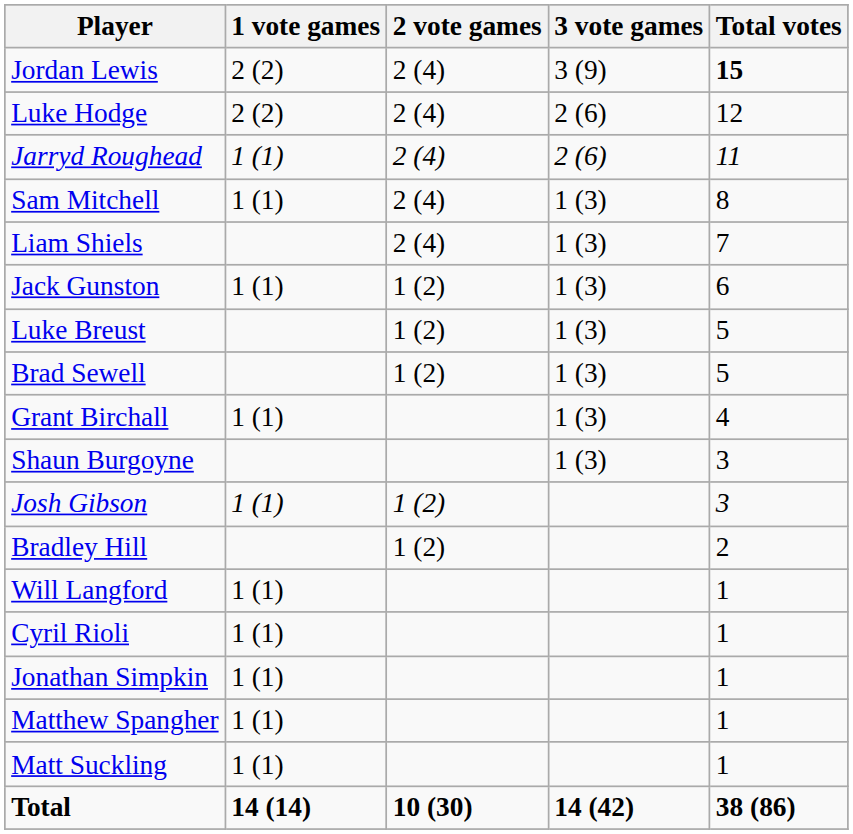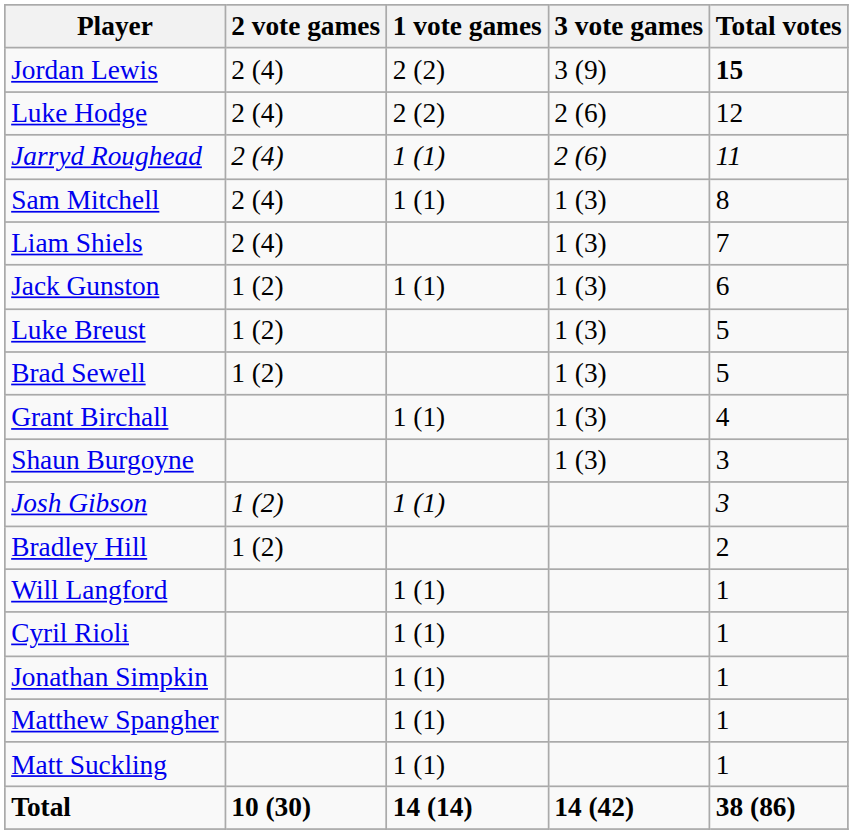columns swapped: (306, 26) <-> (467, 26)
